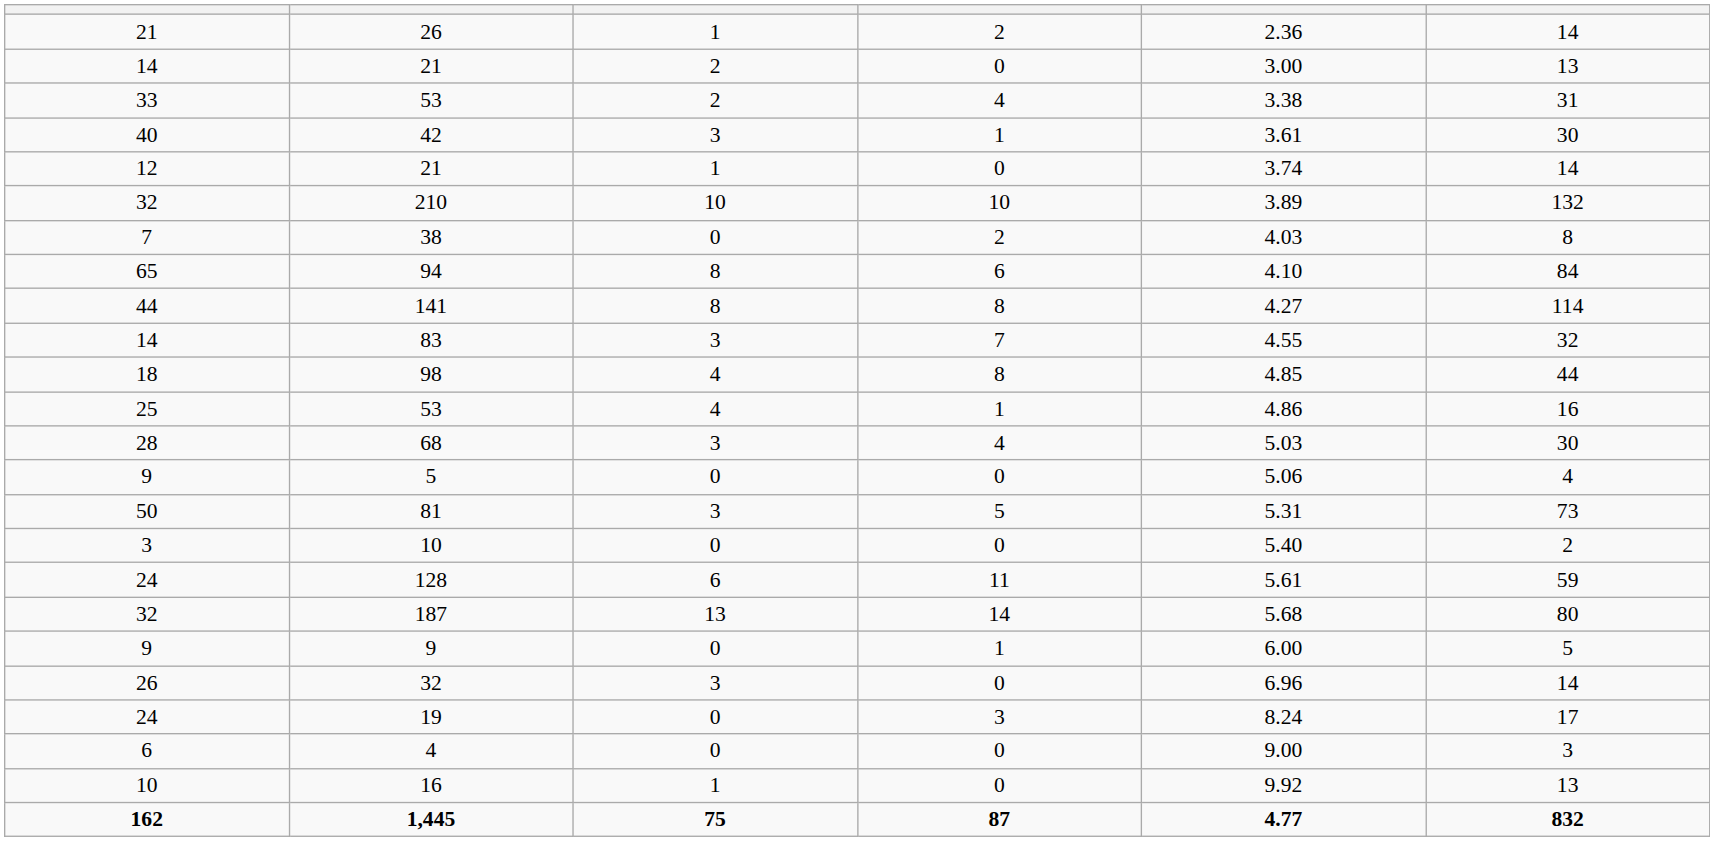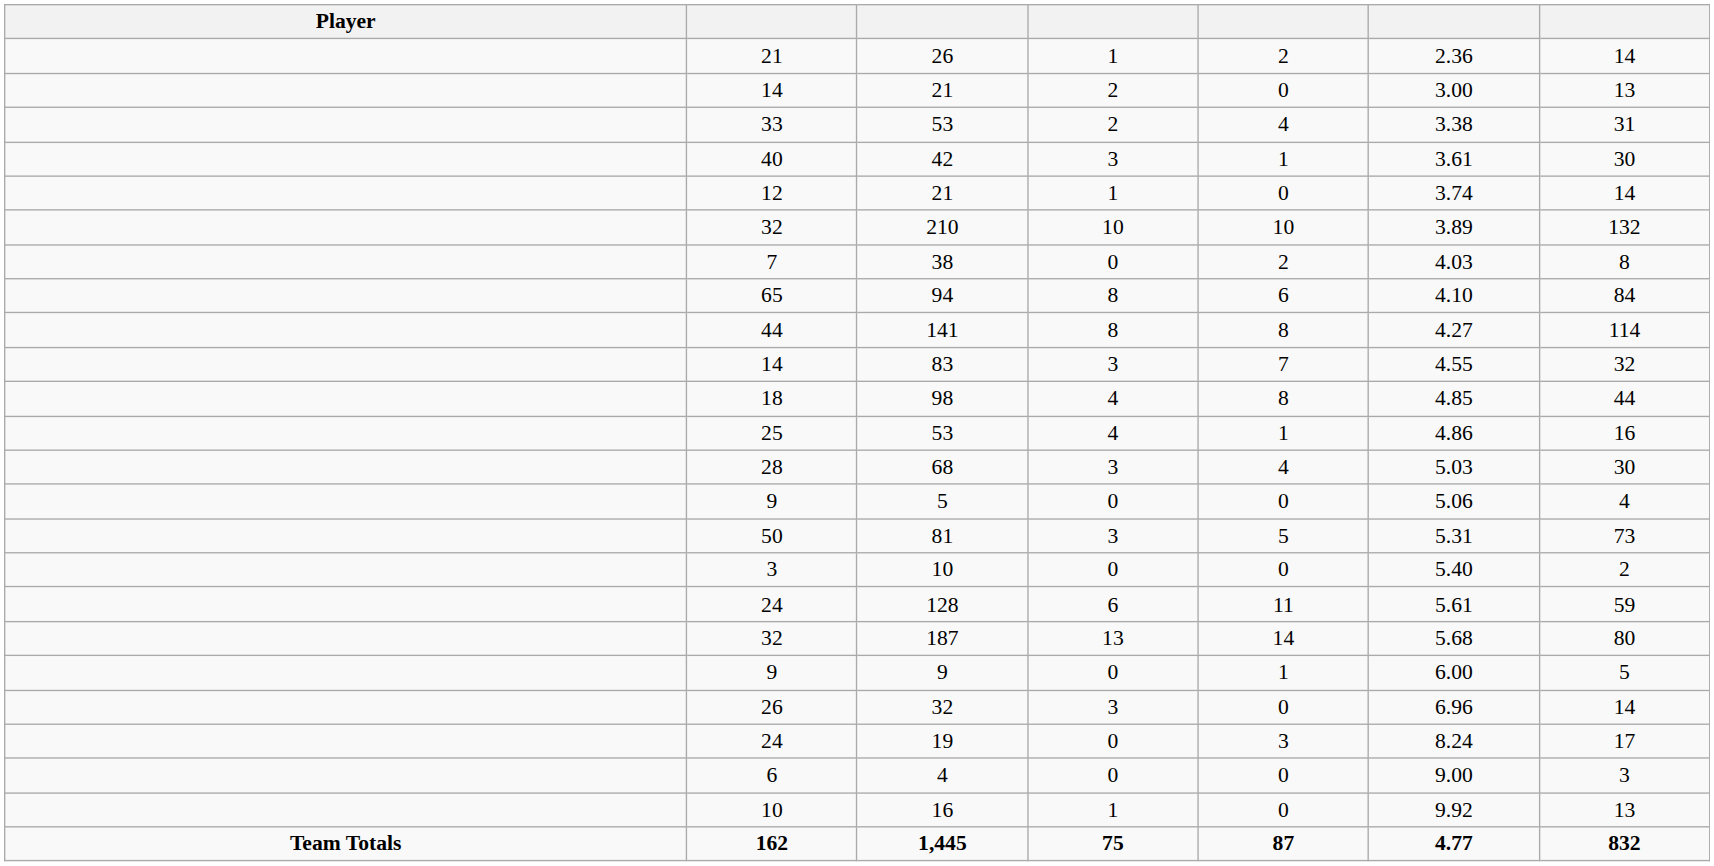+ column: (346, 21)
